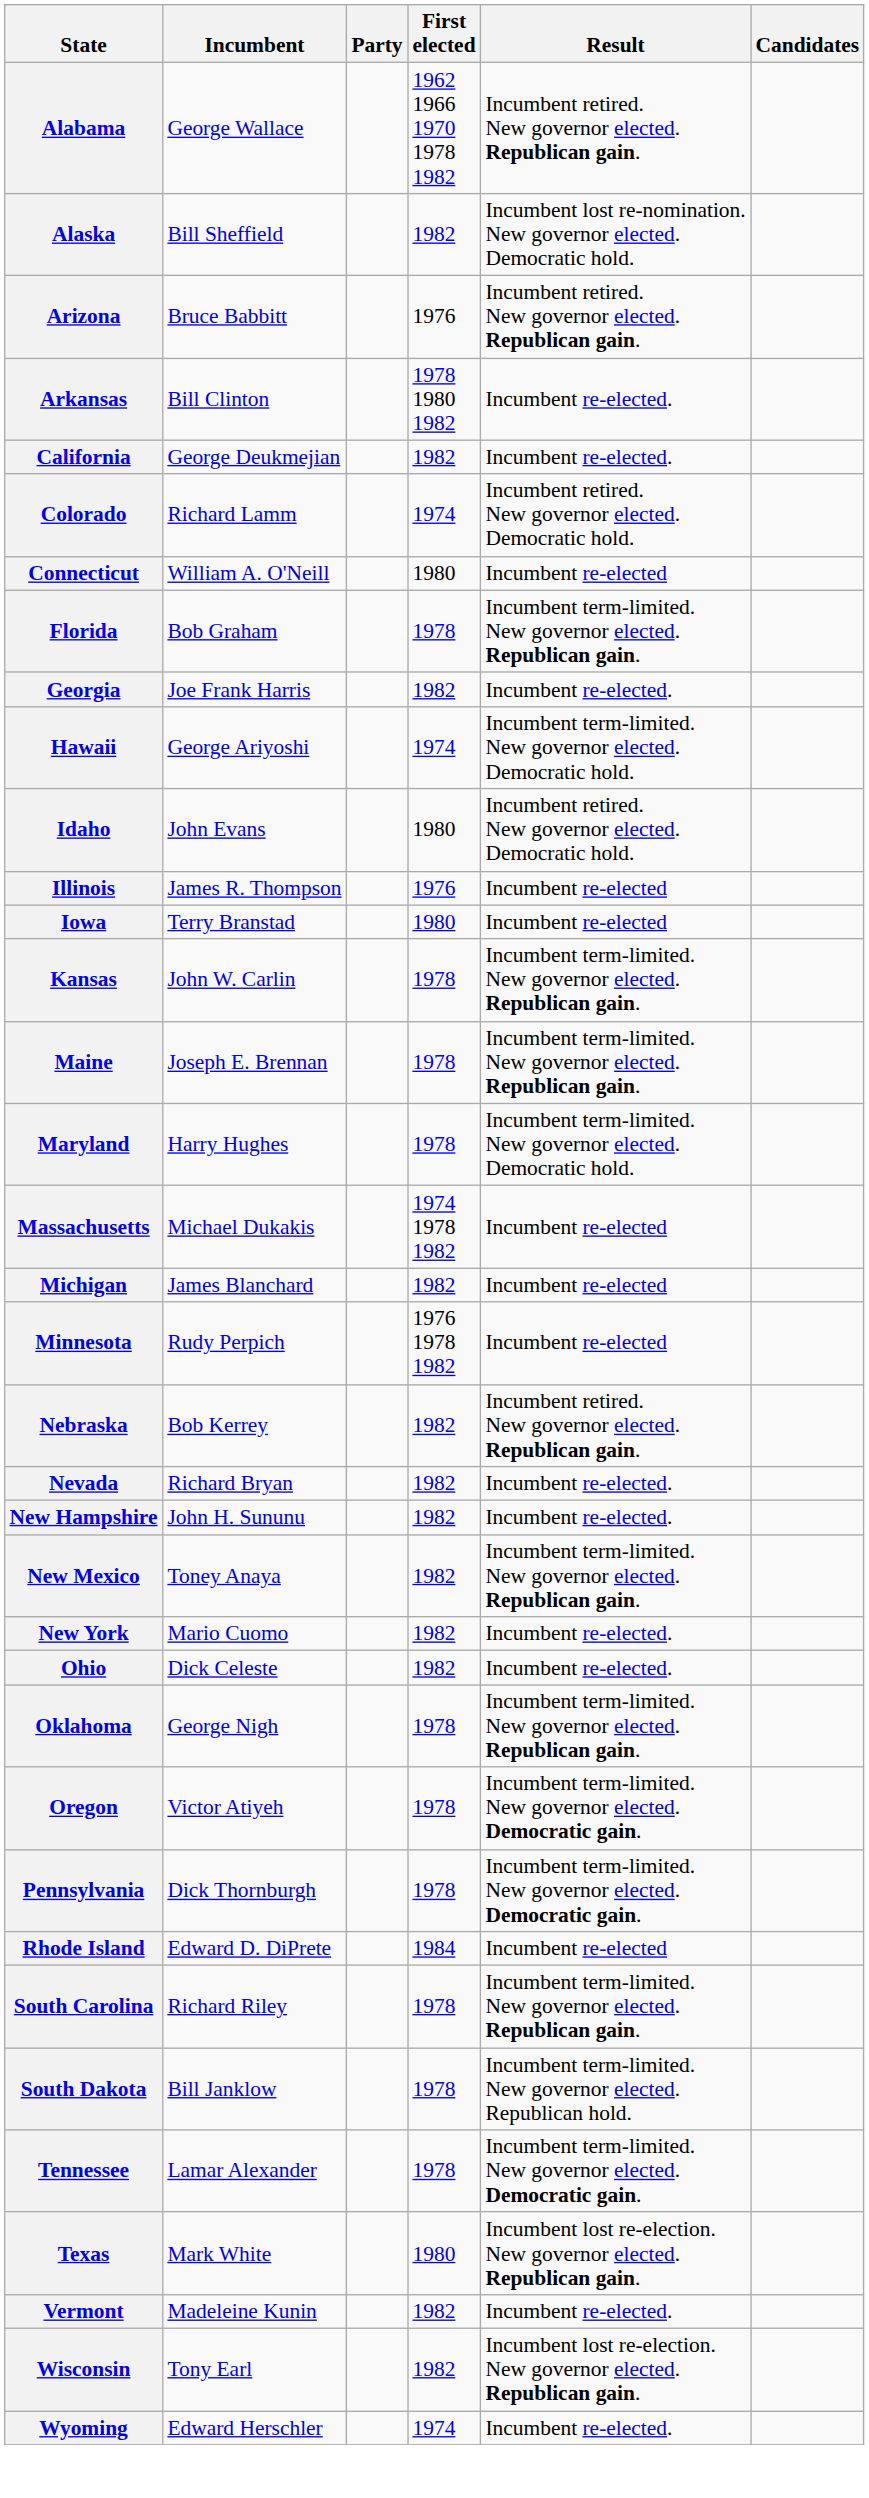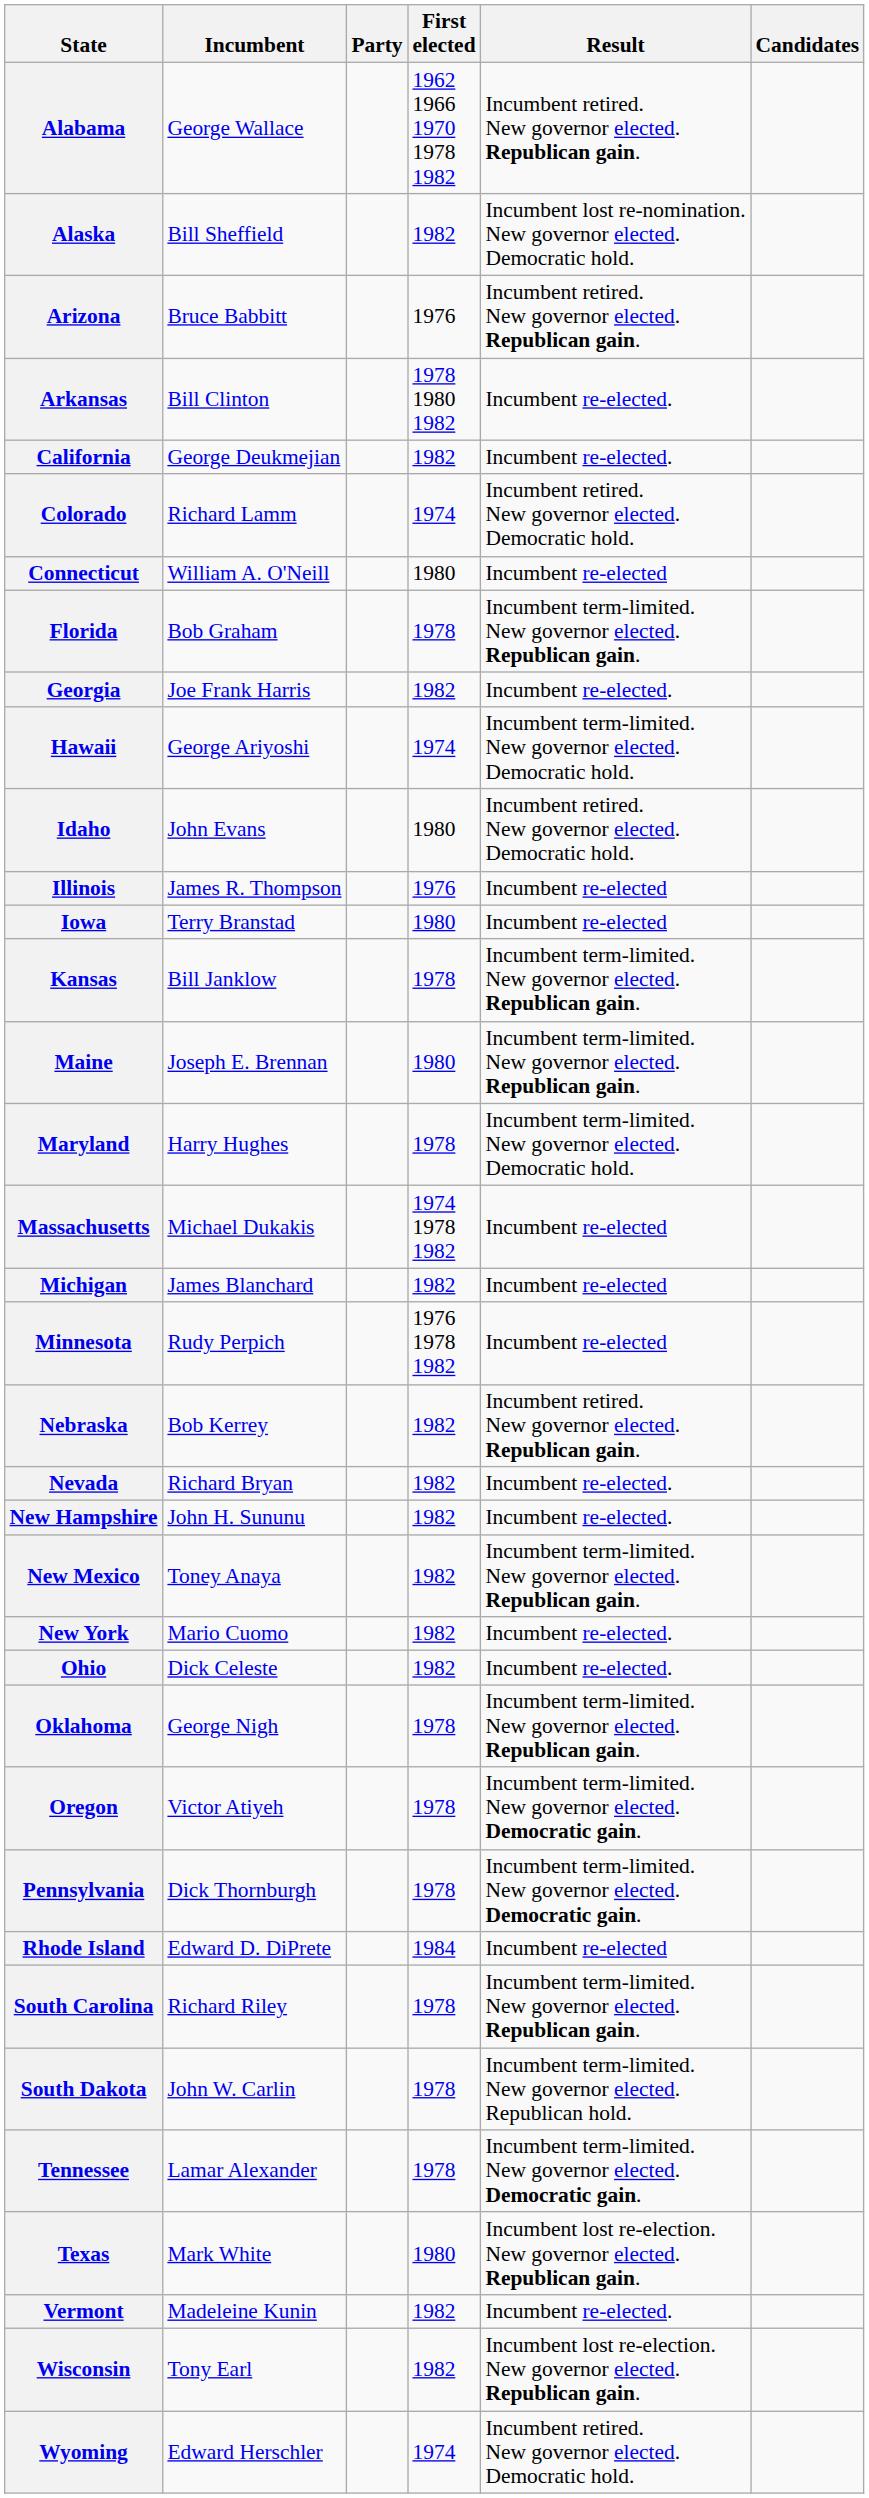(231, 979) John W. Carlin -> (222, 979) Bill Janklow
(434, 1062) 1978 -> (434, 1062) 1980
(222, 2088) Bill Janklow -> (231, 2088) John W. Carlin
(579, 2427) Incumbent re-elected. -> (583, 2451) Incumbent retired. New governor elected. Democratic hold.
